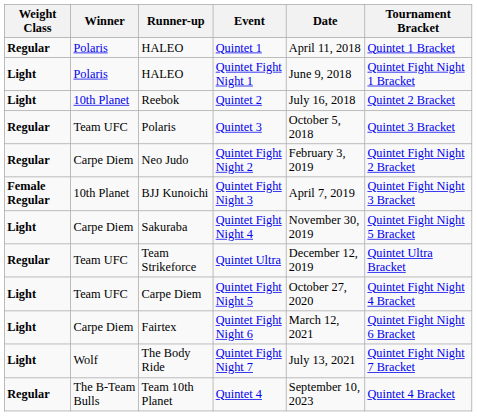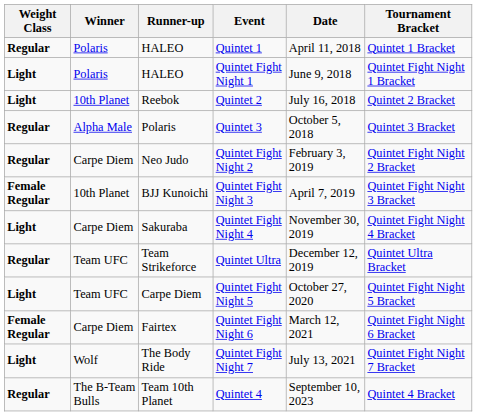(101, 127) Team UFC -> (103, 127) Alpha Male
(416, 227) Quintet Fight Night 5 Bracket -> (416, 227) Quintet Fight Night 4 Bracket
(416, 294) Quintet Fight Night 4 Bracket -> (416, 294) Quintet Fight Night 5 Bracket
(22, 327) Light -> (28, 327) Female Regular
